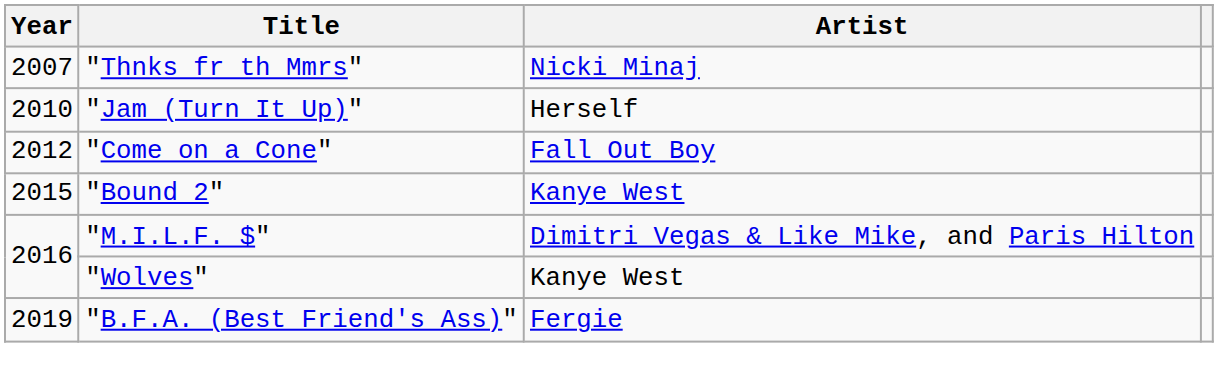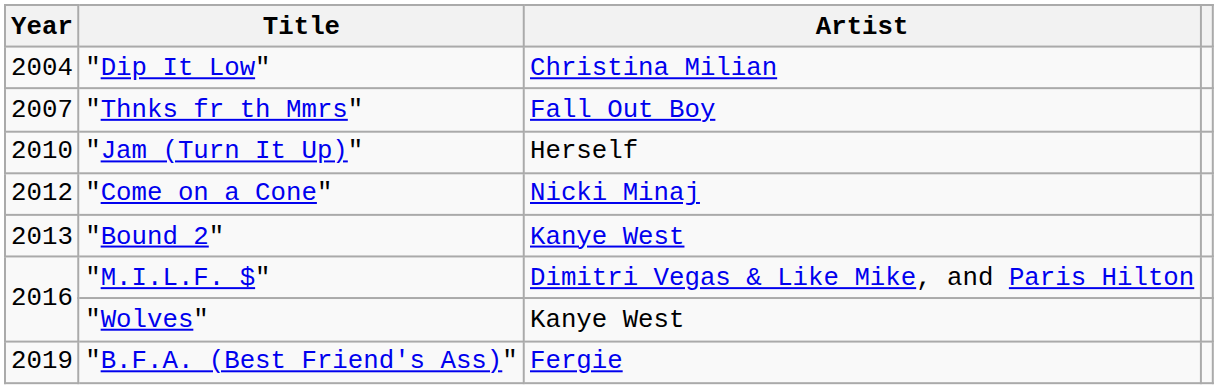+ row: (178, 68)
(615, 68) Nicki Minaj -> (623, 110) Fall Out Boy
(623, 152) Fall Out Boy -> (615, 194) Nicki Minaj
(42, 194) 2015 -> (42, 236) 2013
